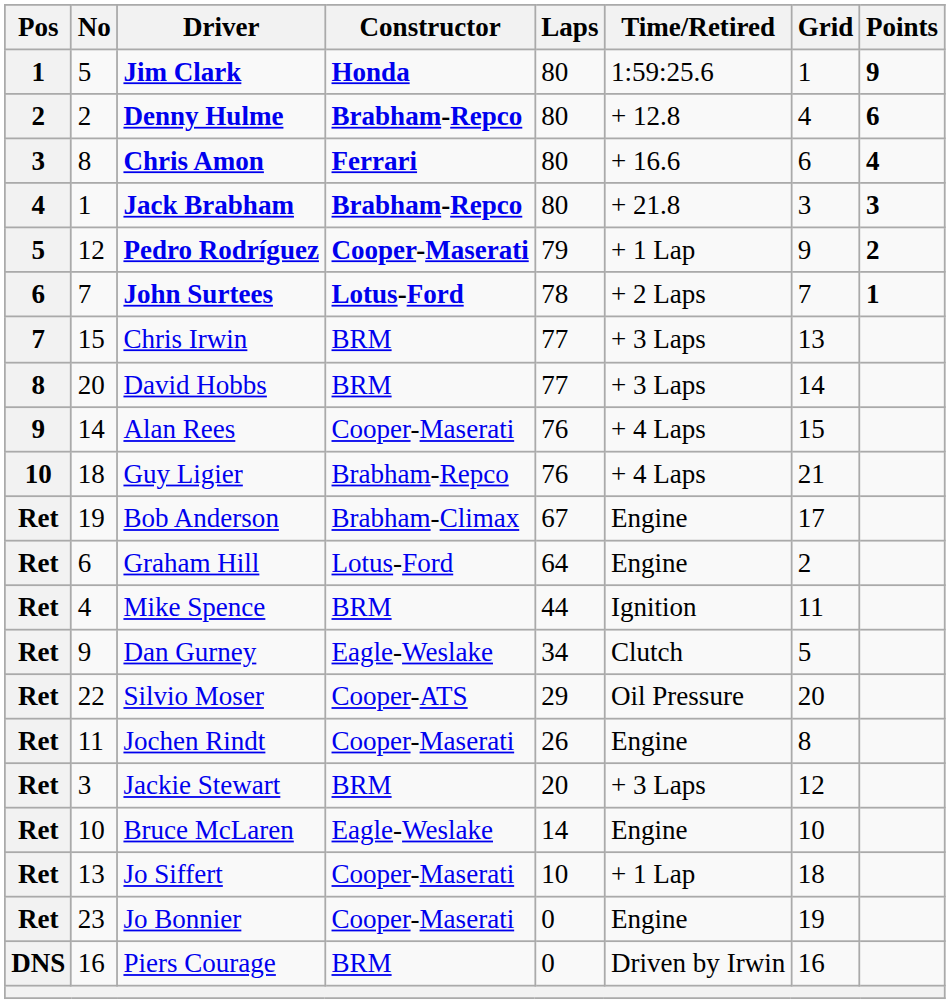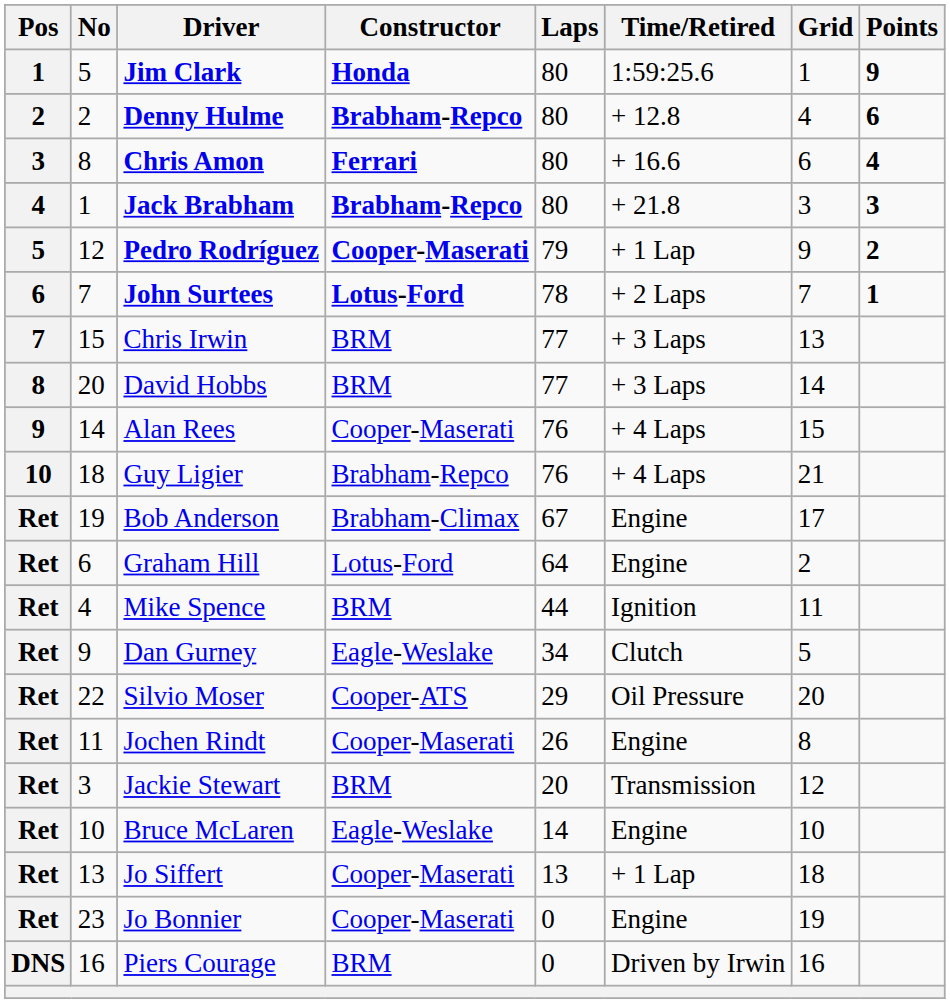(658, 785) + 3 Laps -> (683, 785) Transmission
(555, 874) 10 -> (555, 874) 13
